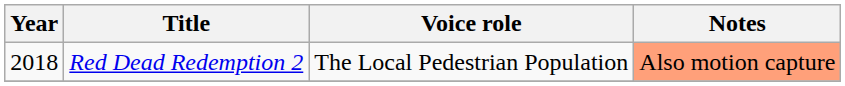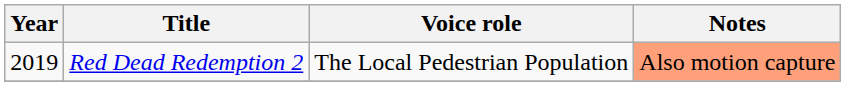(34, 61) 2018 -> (34, 61) 2019
